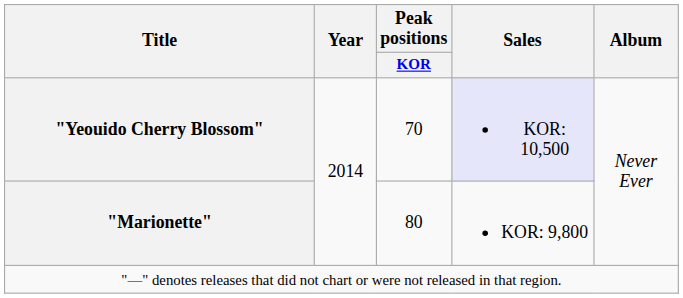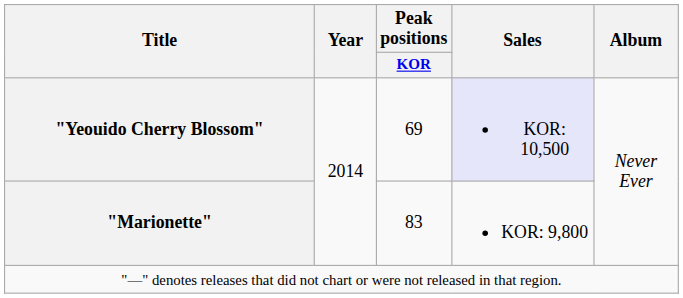(414, 129) 70 -> (414, 129) 69
(414, 223) 80 -> (414, 223) 83
